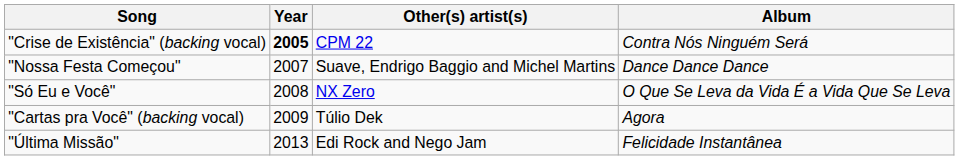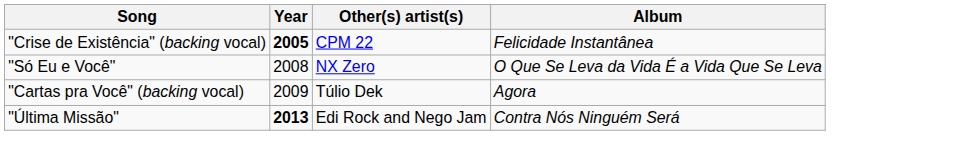(715, 42) Contra Nós Ninguém Será -> (574, 42) Felicidade Instantânea
- row: (94, 67)
(291, 142) normal -> (291, 117) bold
(702, 142) Felicidade Instantânea -> (587, 117) Contra Nós Ninguém Será
